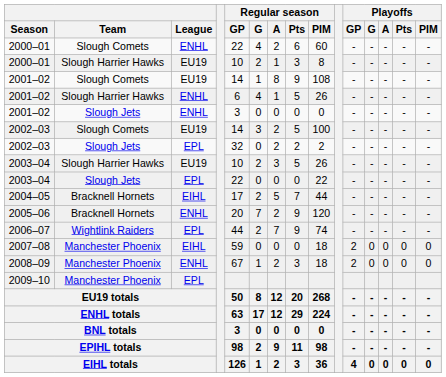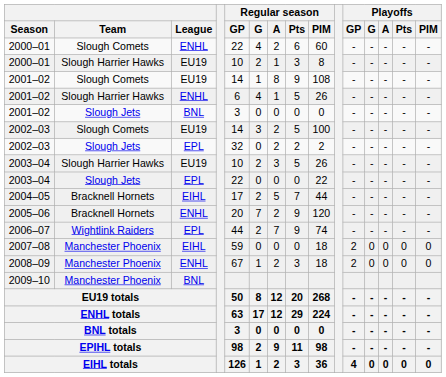(194, 113) ENHL -> (194, 113) BNL
(194, 280) EPL -> (194, 280) BNL
